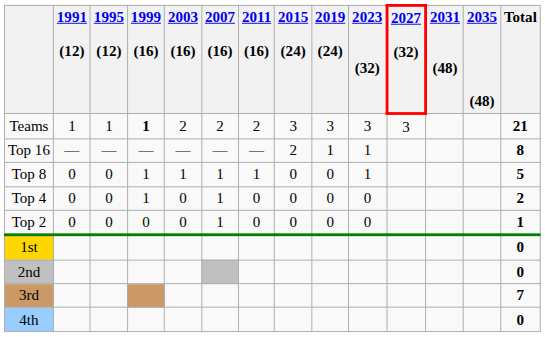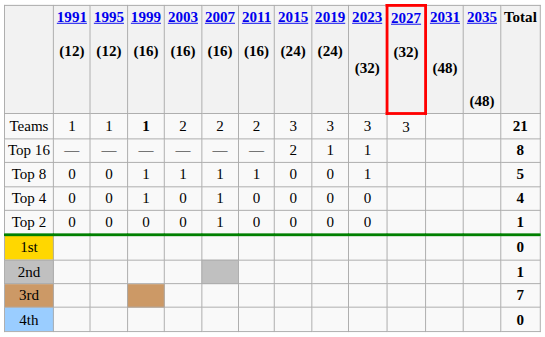(520, 198) 2 -> (520, 198) 4
(520, 271) 0 -> (520, 271) 1
